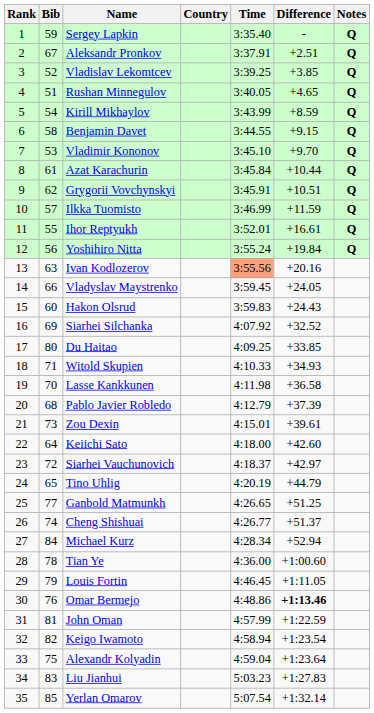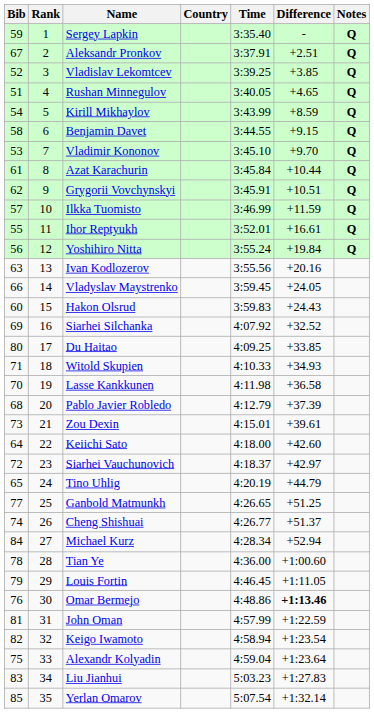columns swapped: (22, 14) <-> (51, 14)
(252, 268) lightsalmon background -> (252, 268) no background
